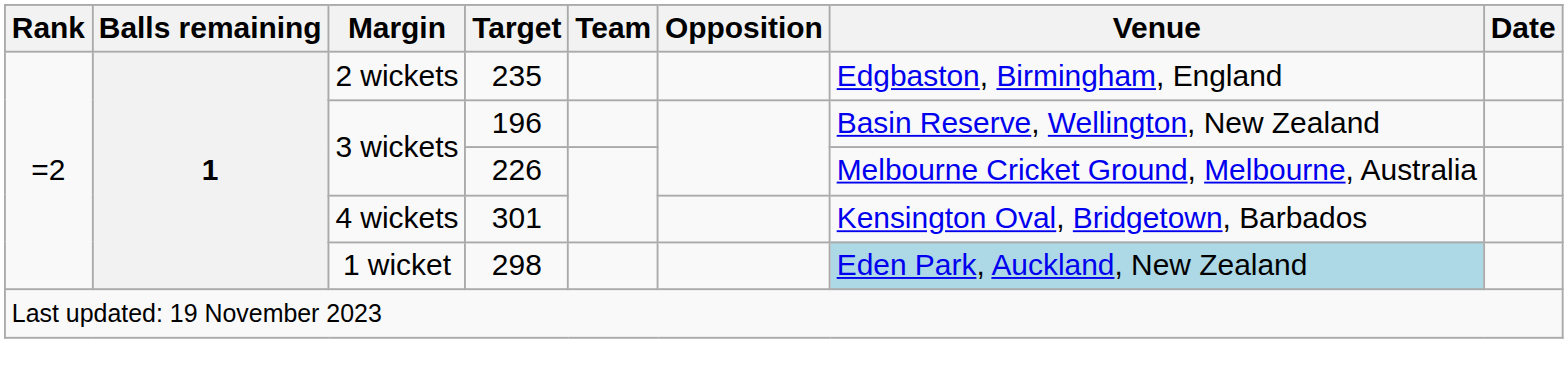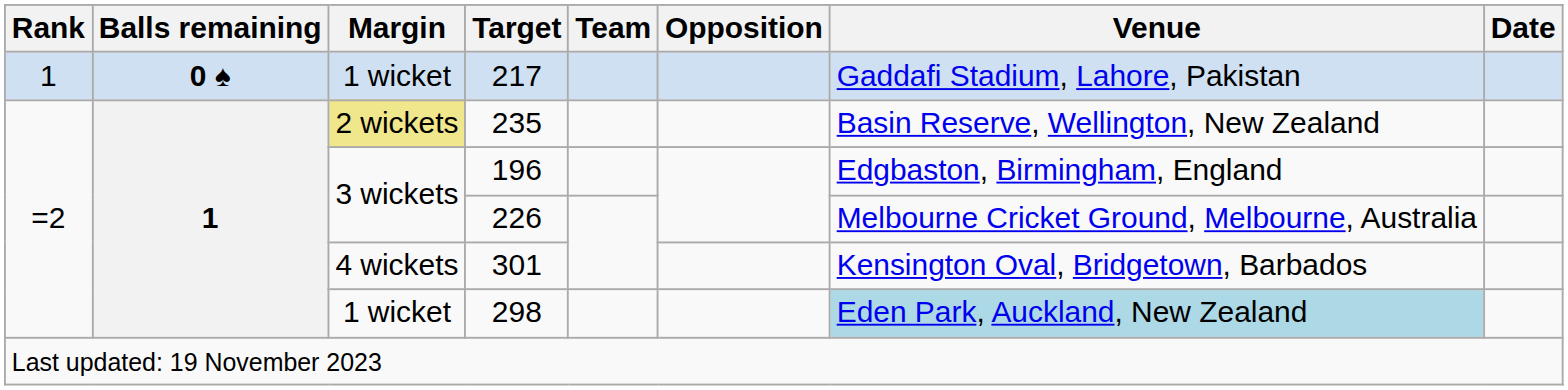+ row: (517, 75)
(397, 75) no background -> (397, 123) khaki background
(1060, 75) Edgbaston, Birmingham, England -> (1108, 123) Basin Reserve, Wellington, New Zealand
(1108, 123) Basin Reserve, Wellington, New Zealand -> (1060, 170) Edgbaston, Birmingham, England
